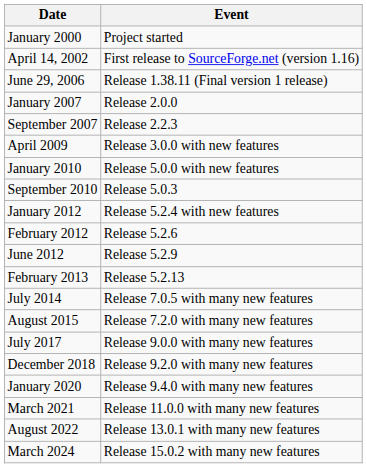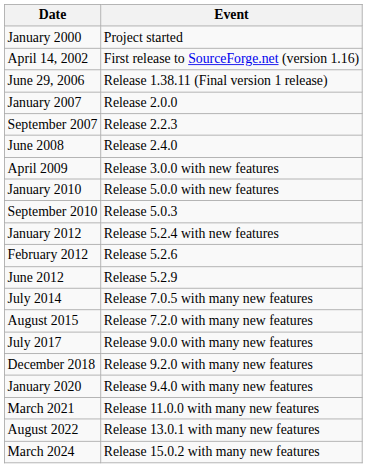+ row: (36, 146)
- row: (48, 277)
